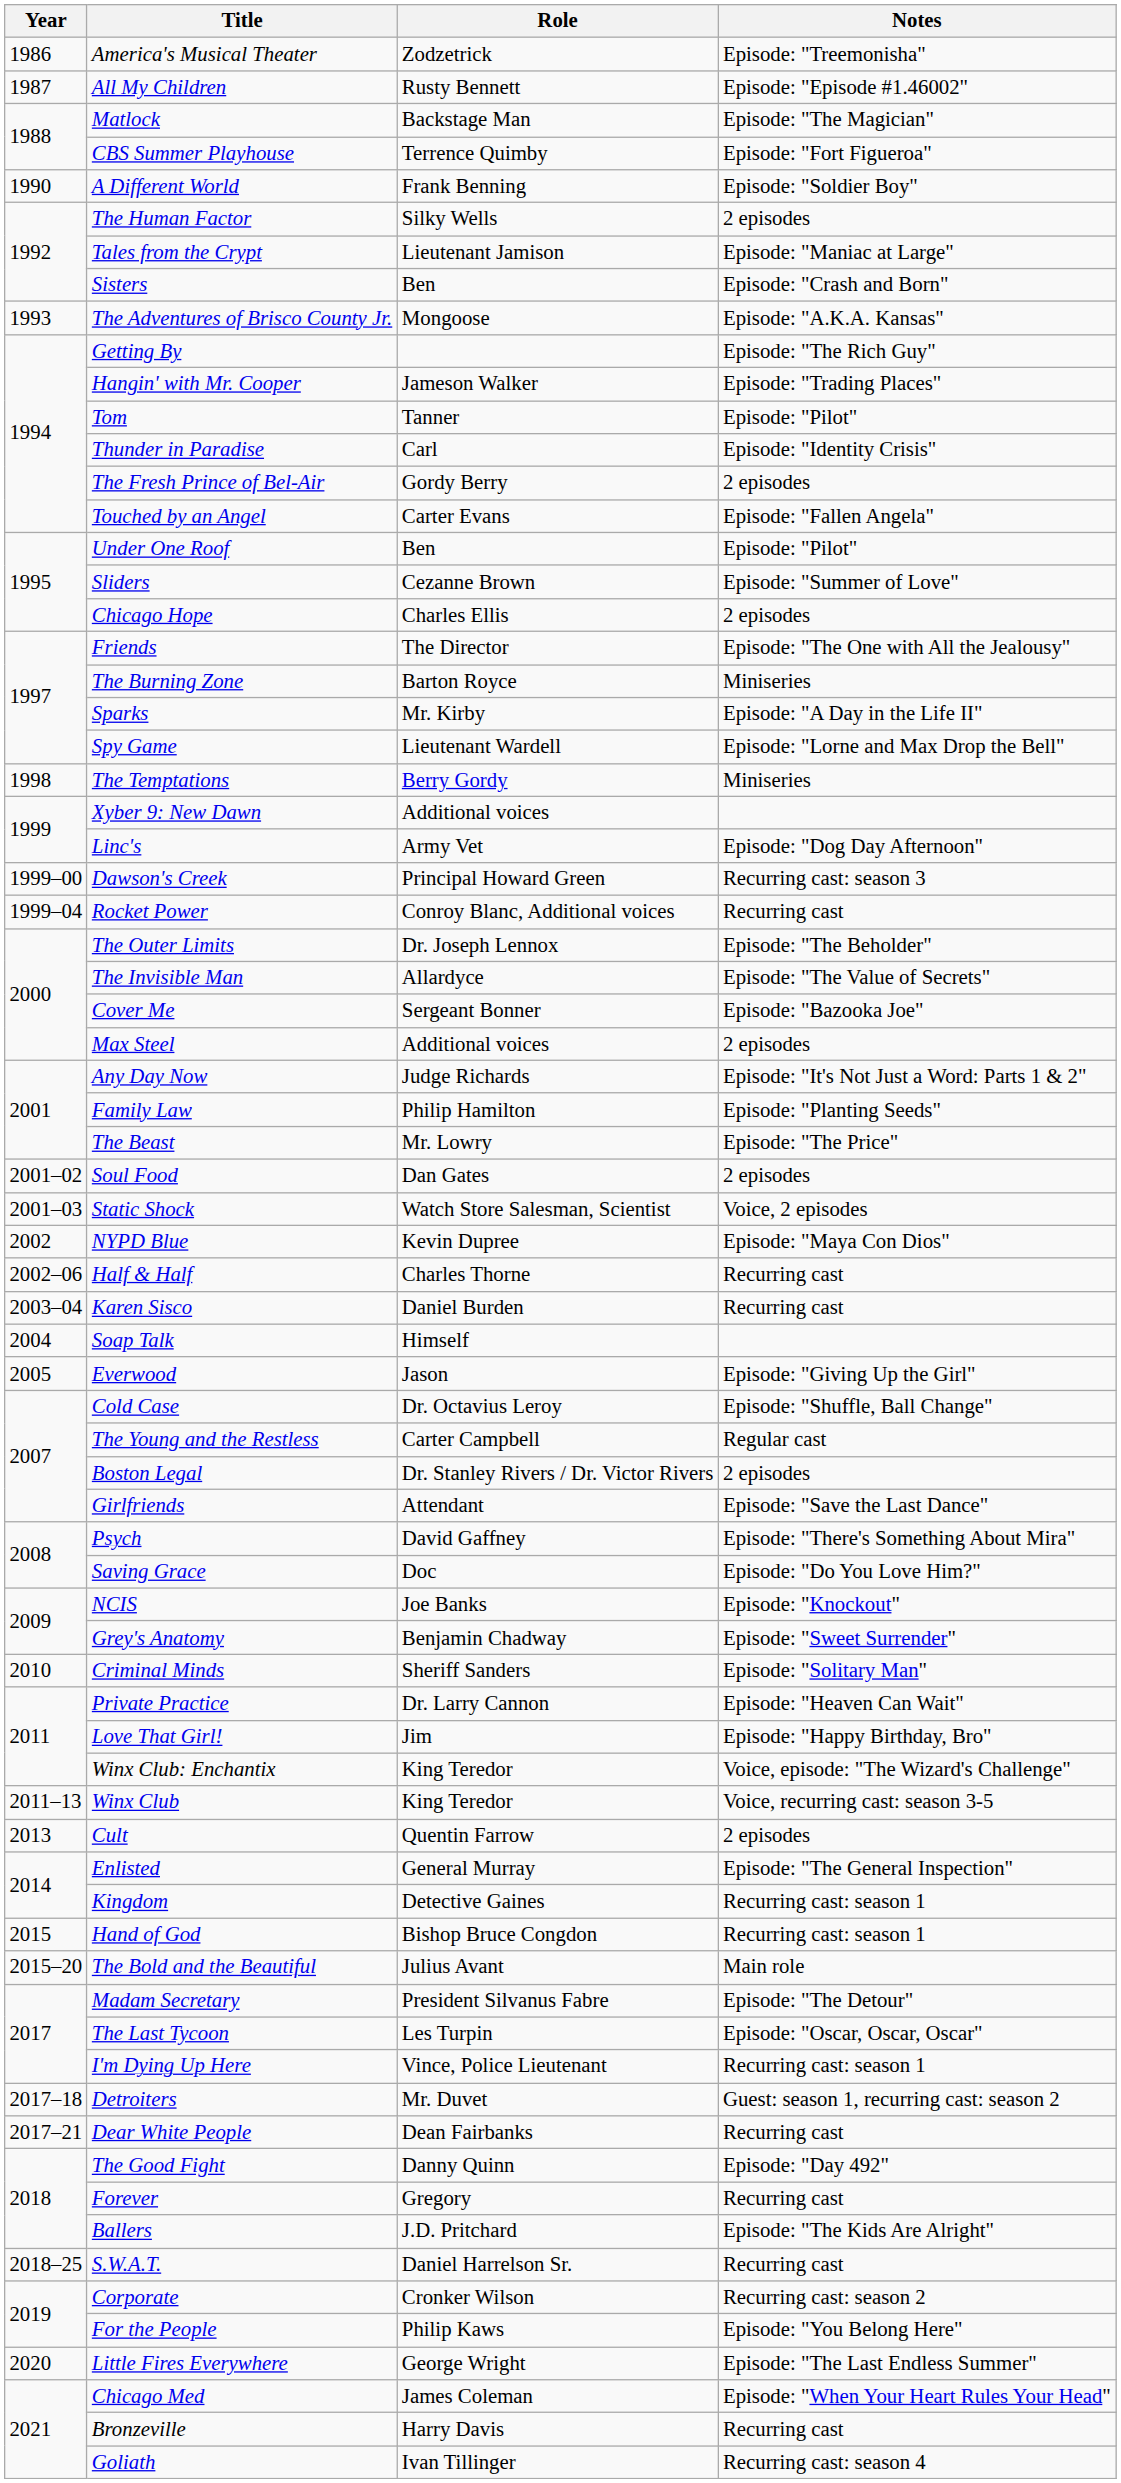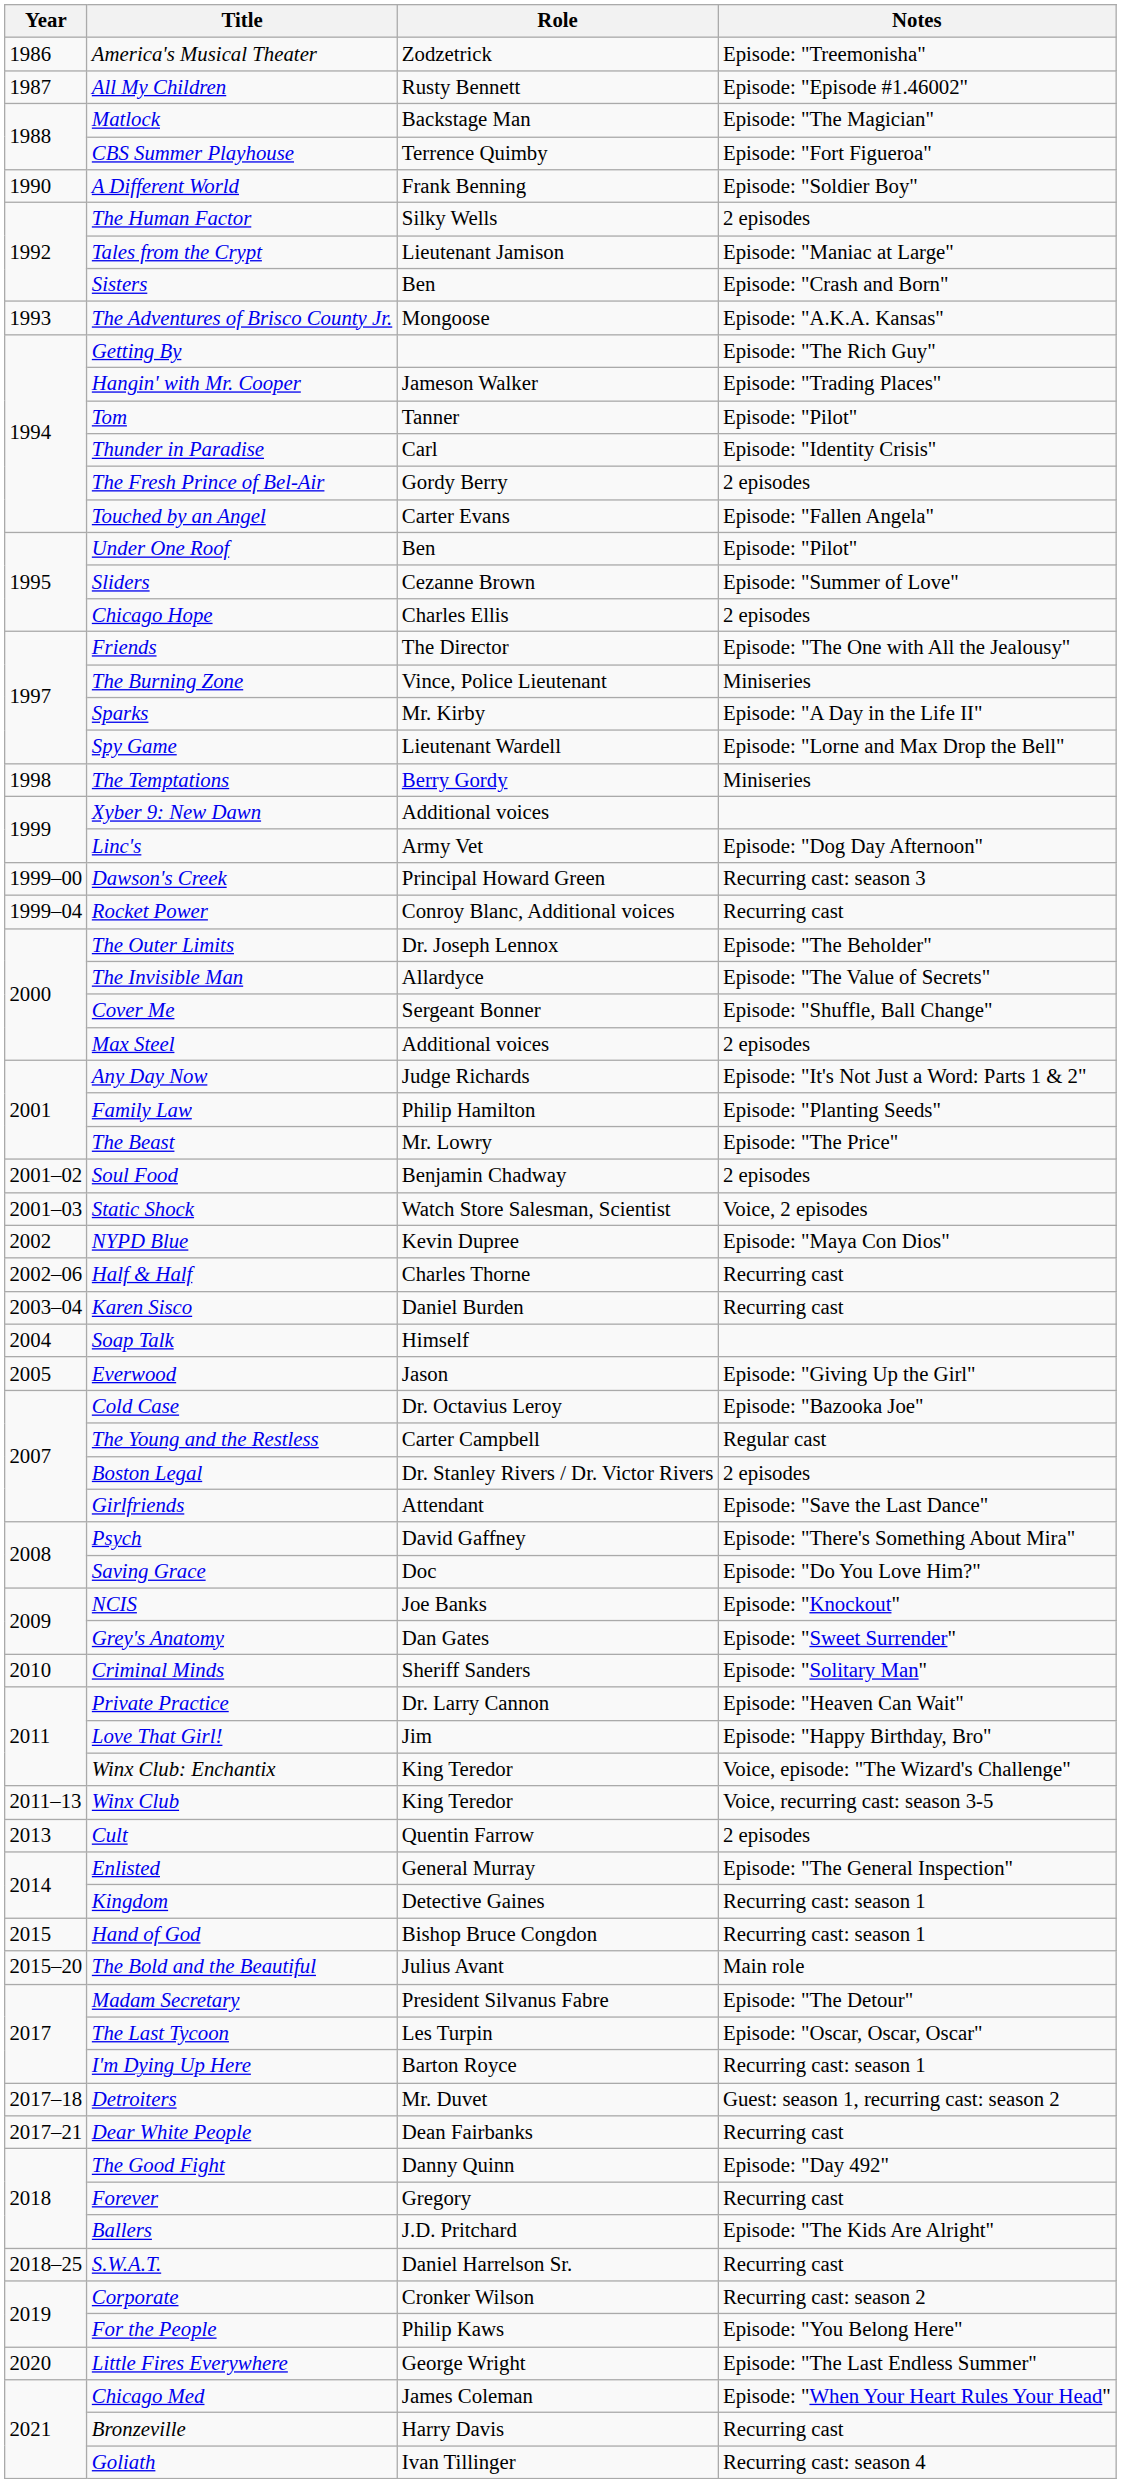(459, 680) Barton Royce -> (504, 680) Vince, Police Lieutenant
(823, 1010) Episode: "Bazooka Joe" -> (858, 1010) Episode: "Shuffle, Ball Change"
(445, 1175) Dan Gates -> (484, 1175) Benjamin Chadway
(858, 1406) Episode: "Shuffle, Ball Change" -> (823, 1406) Episode: "Bazooka Joe"
(484, 1637) Benjamin Chadway -> (445, 1637) Dan Gates
(504, 2066) Vince, Police Lieutenant -> (459, 2066) Barton Royce
